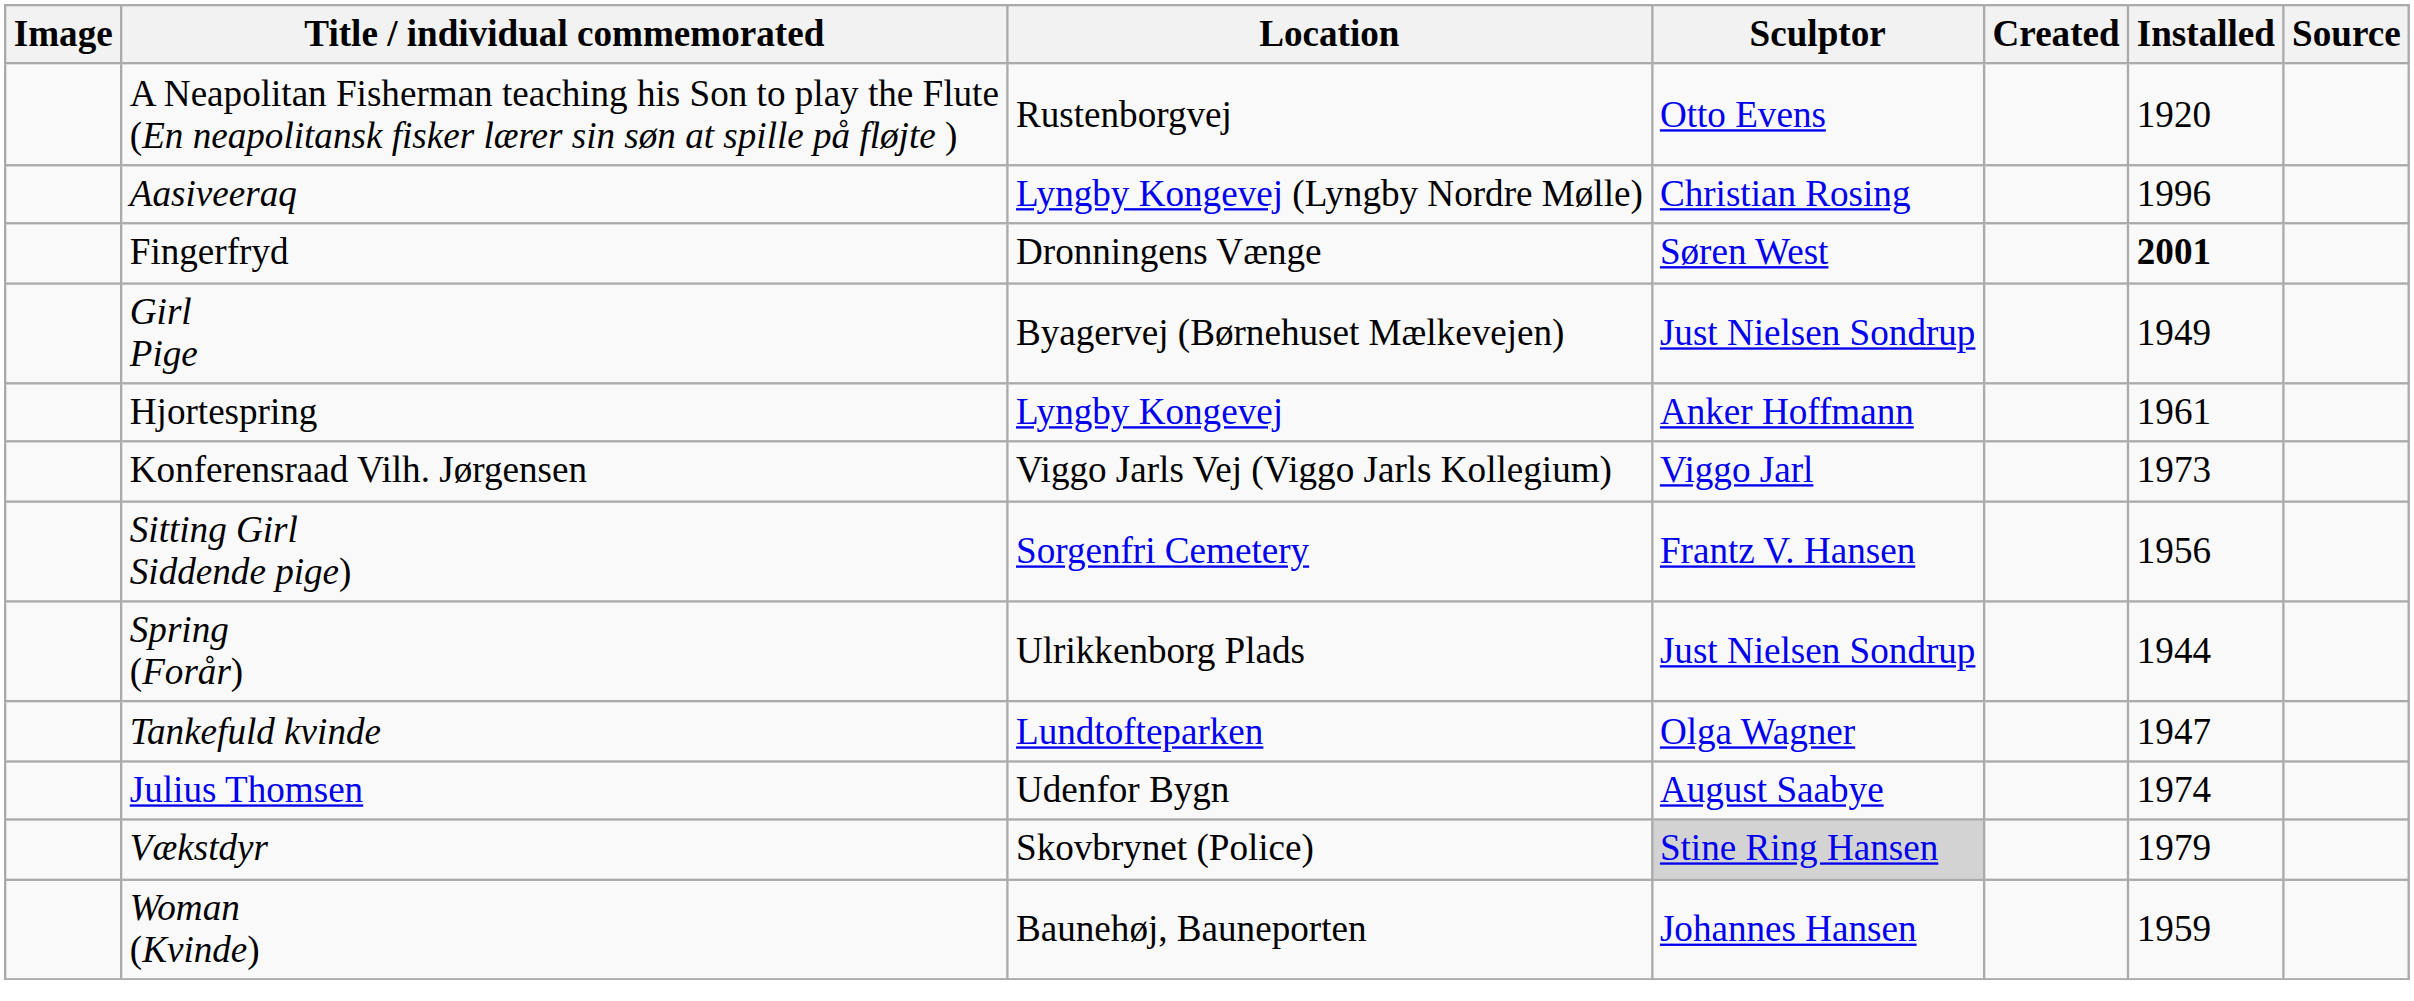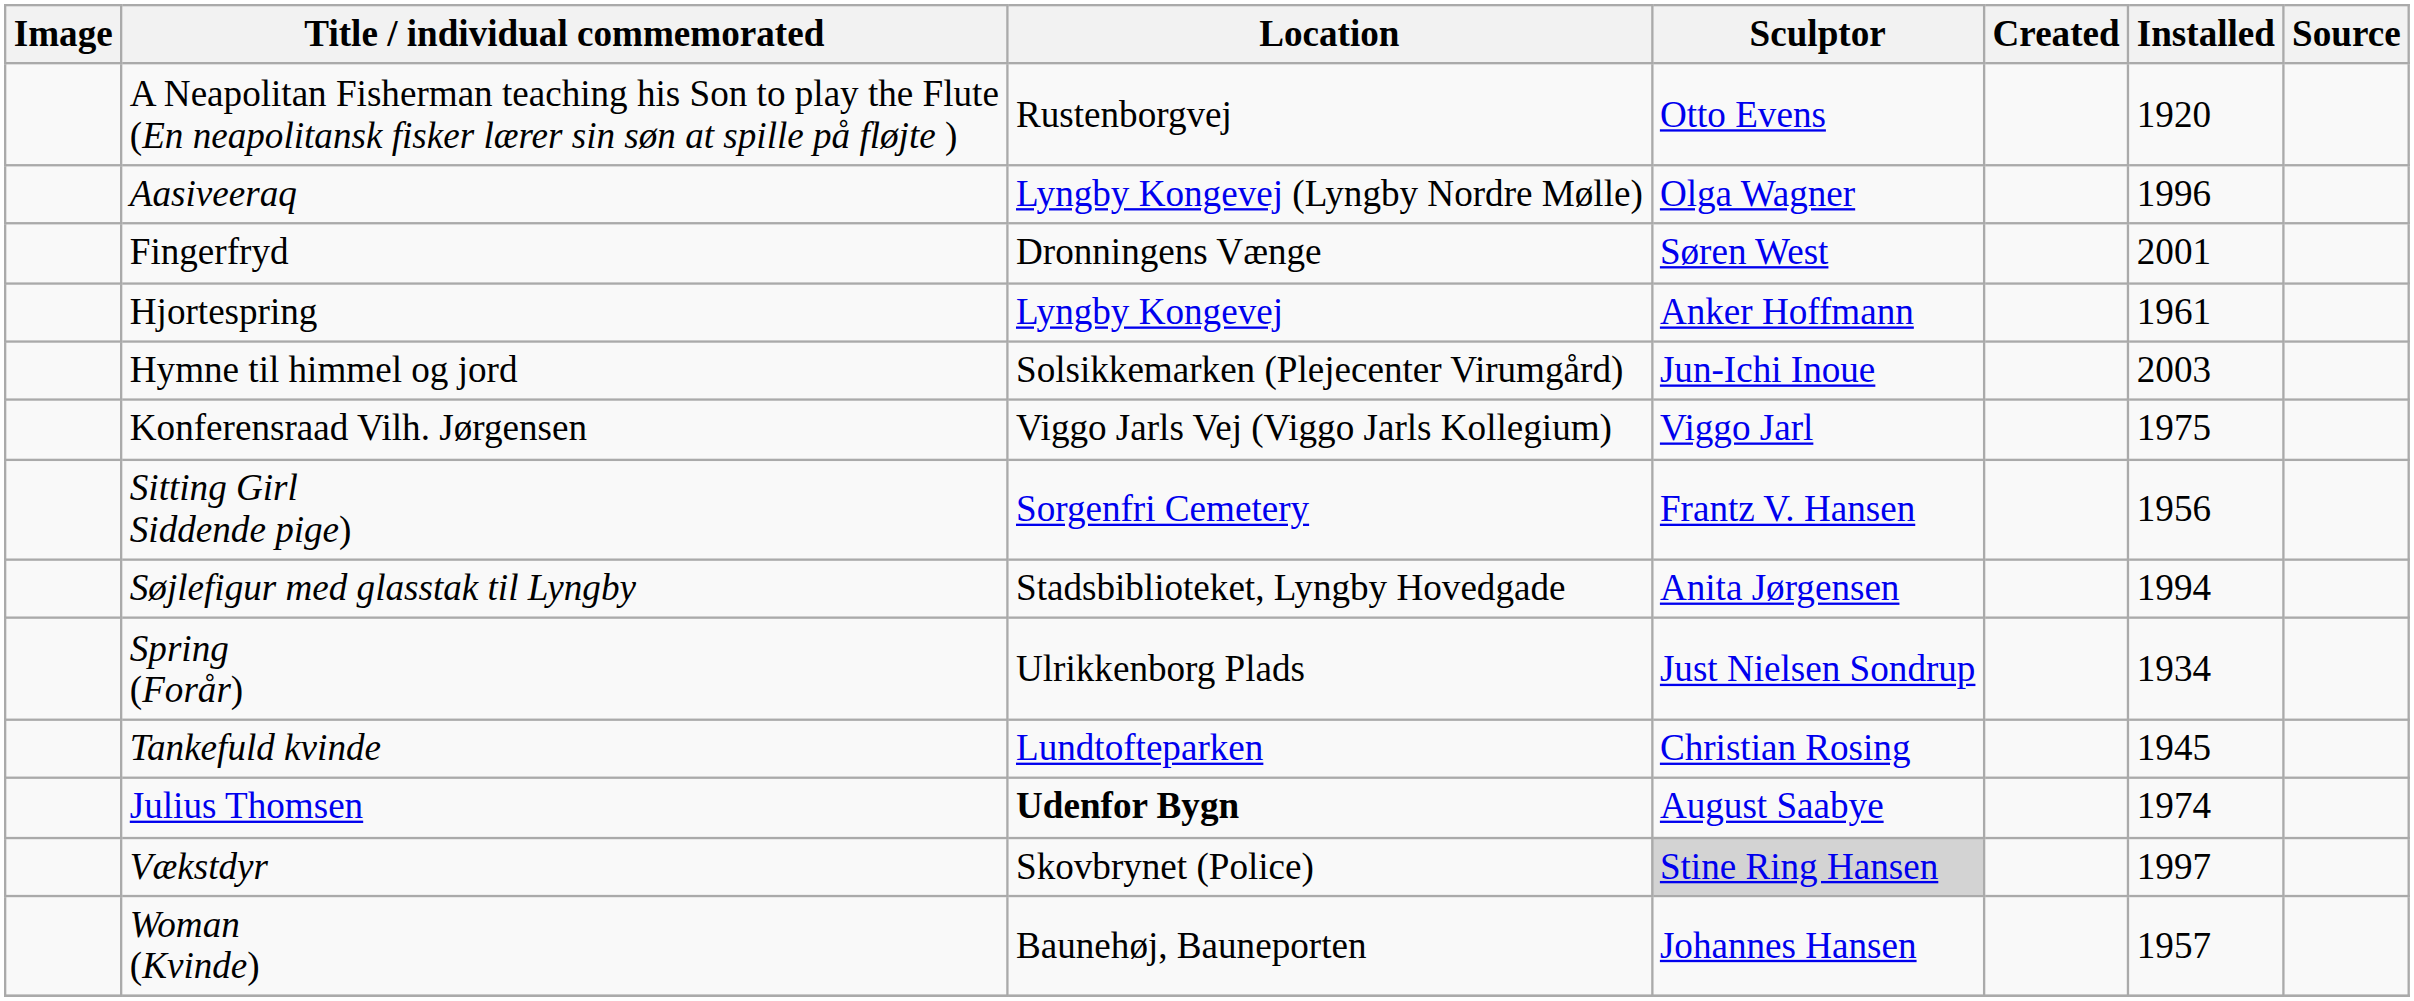(1785, 193) Christian Rosing -> (1758, 193) Olga Wagner
(2174, 252) bold -> (2174, 252) normal
- row: (164, 332)
+ row: (324, 370)
(2174, 470) 1973 -> (2174, 428) 1975
+ row: (383, 588)
(2174, 651) 1944 -> (2174, 668) 1934
(1758, 730) Olga Wagner -> (1785, 747) Christian Rosing
(2174, 730) 1947 -> (2174, 747) 1945
(1123, 789) normal -> (1128, 806) bold
(2174, 848) 1979 -> (2174, 865) 1997
(2174, 928) 1959 -> (2174, 945) 1957
